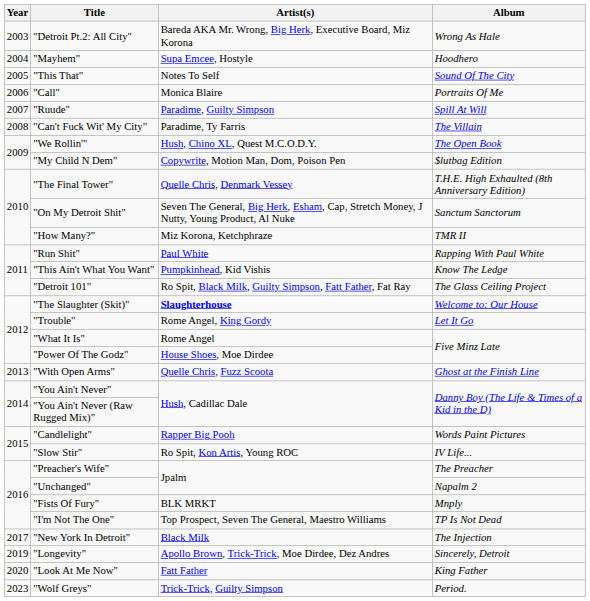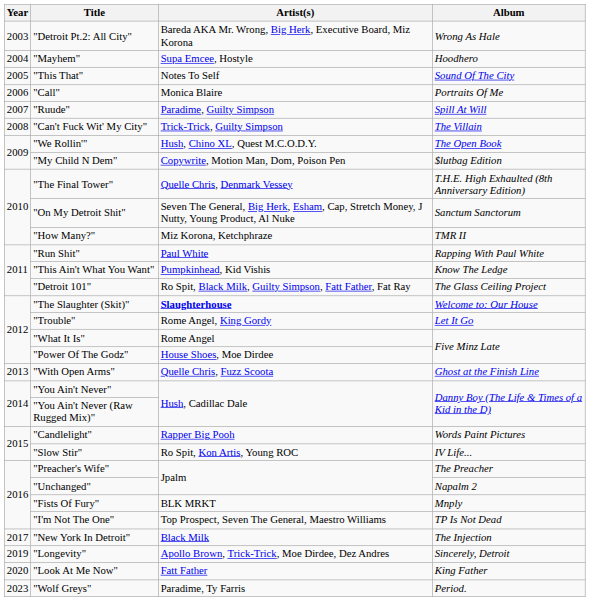(203, 127) Paradime, Ty Farris -> (222, 127) Trick-Trick, Guilty Simpson
(222, 588) Trick-Trick, Guilty Simpson -> (203, 588) Paradime, Ty Farris
